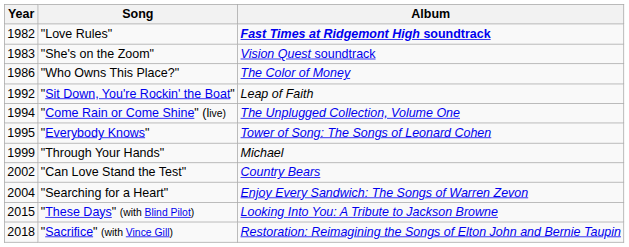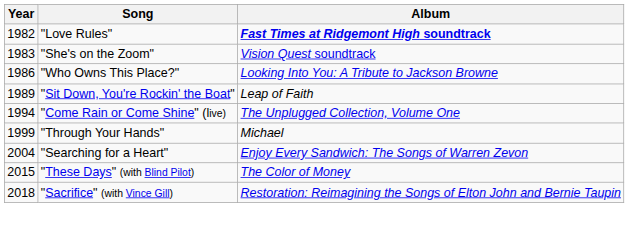(295, 73) The Color of Money -> (369, 73) Looking Into You: A Tribute to Jackson Browne
(21, 93) 1992 -> (21, 93) 1989
- row: (95, 133)
- row: (113, 172)
(369, 212) Looking Into You: A Tribute to Jackson Browne -> (295, 172) The Color of Money
